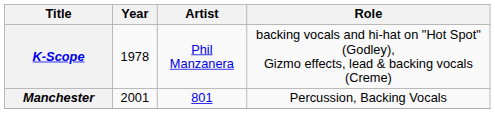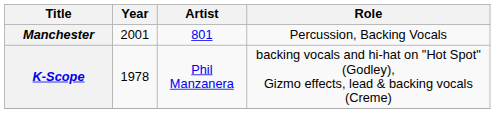rows swapped: (59, 56) <-> (59, 98)
